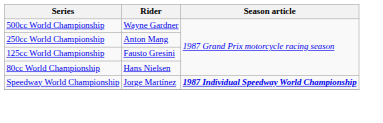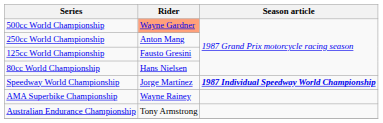(151, 25) no background -> (167, 25) lightsalmon background
+ row: (62, 96)
+ row: (71, 111)
